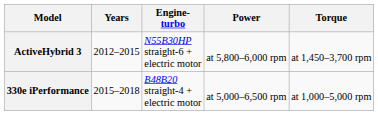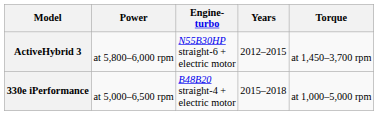columns swapped: (117, 18) <-> (246, 18)
